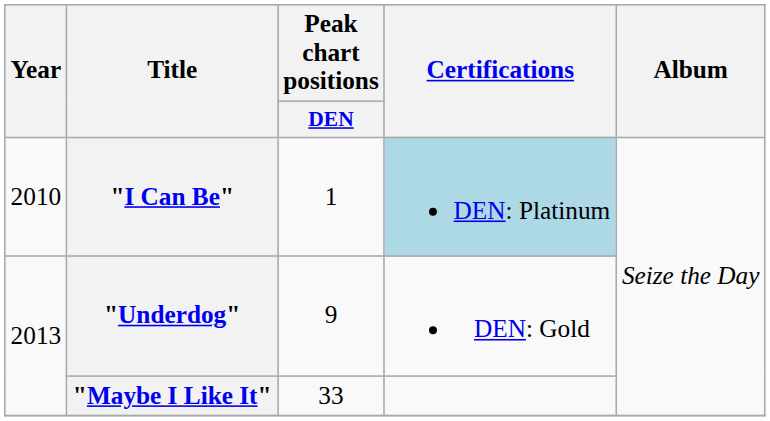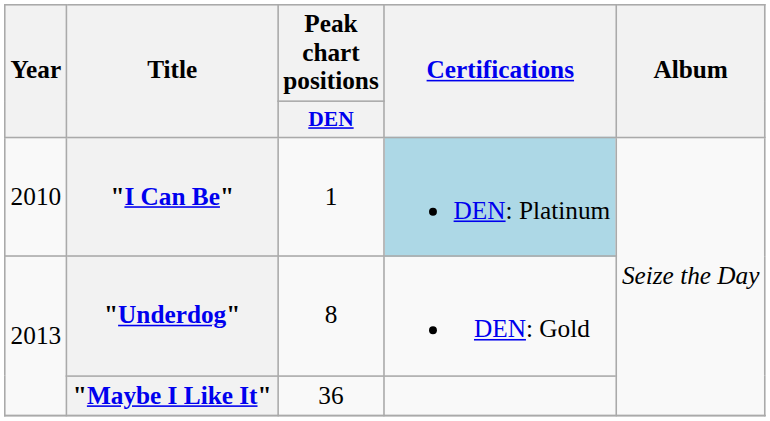(331, 315) 9 -> (331, 315) 8
(331, 395) 33 -> (331, 395) 36
